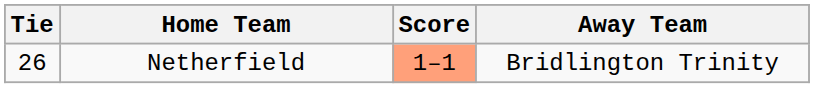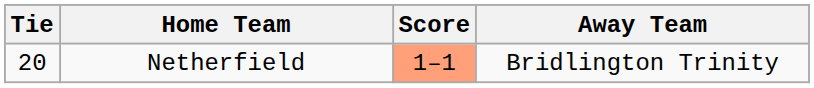(32, 63) 26 -> (32, 63) 20
